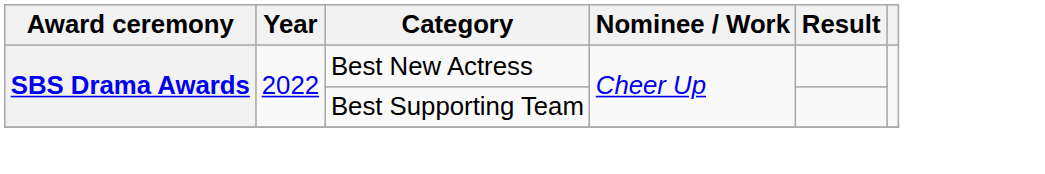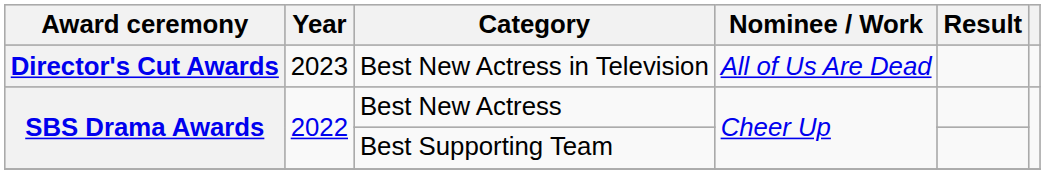+ row: (534, 65)
